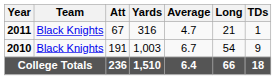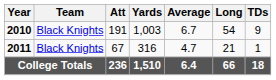rows swapped: (19, 48) <-> (19, 30)
